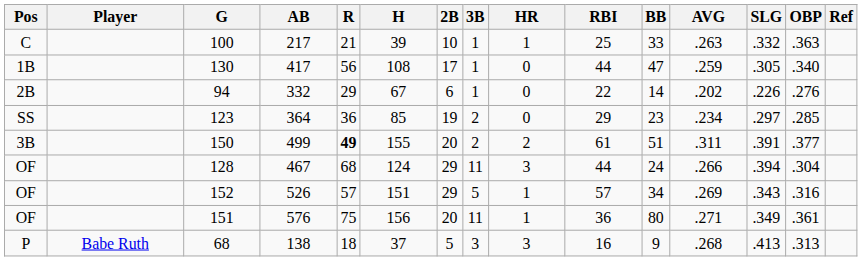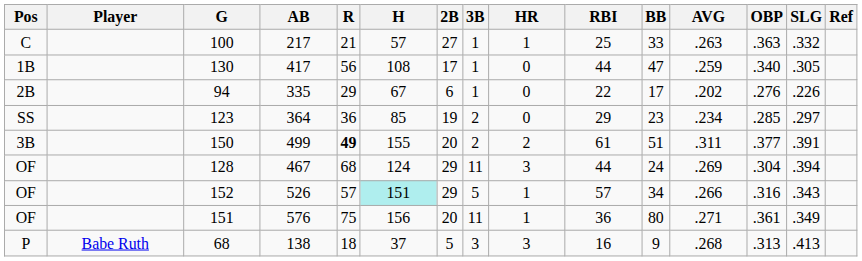columns swapped: (806, 17) <-> (766, 17)
(398, 42) 39 -> (398, 42) 57
(450, 42) 10 -> (450, 42) 27
(298, 92) 332 -> (298, 92) 335
(656, 92) 14 -> (656, 92) 17
(708, 167) .266 -> (708, 167) .269
(398, 192) no background -> (398, 192) paleturquoise background
(708, 192) .269 -> (708, 192) .266
